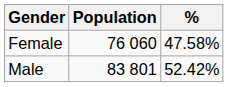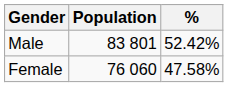rows swapped: (26, 69) <-> (35, 43)
